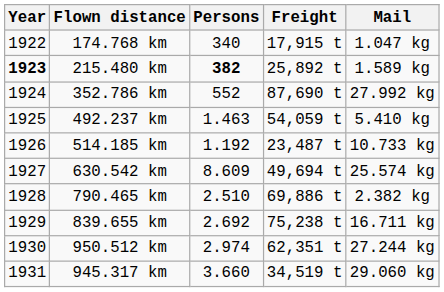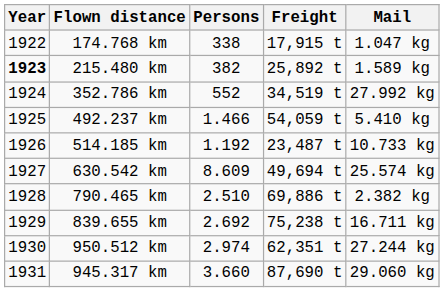(226, 43) 340 -> (226, 43) 338
(226, 69) bold -> (226, 69) normal
(305, 94) 87,690 t -> (305, 94) 34,519 t
(226, 120) 1.463 -> (226, 120) 1.466
(305, 274) 34,519 t -> (305, 274) 87,690 t
